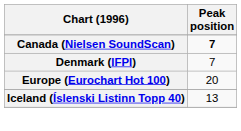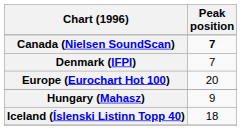+ row: (96, 98)
(212, 98) 13 -> (212, 116) 18
